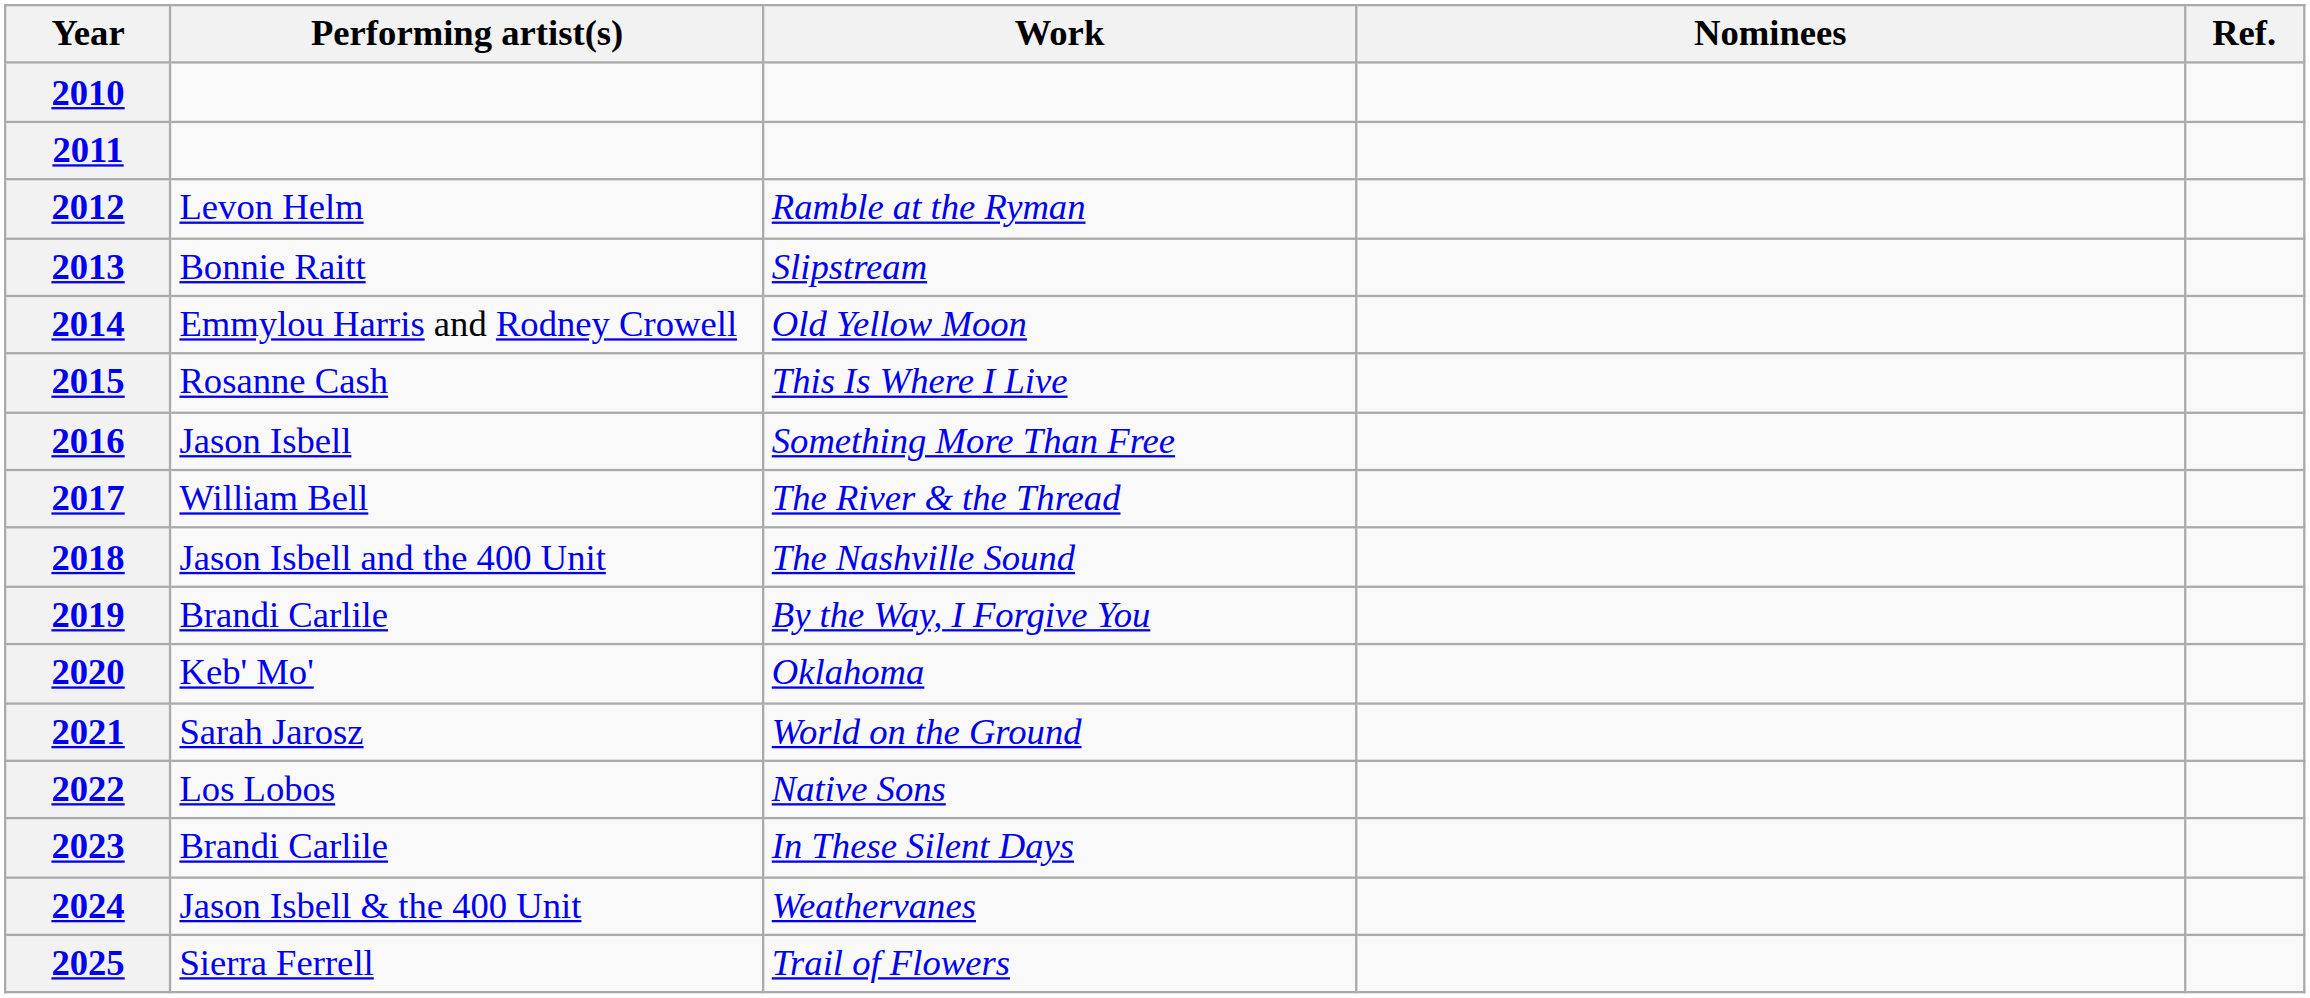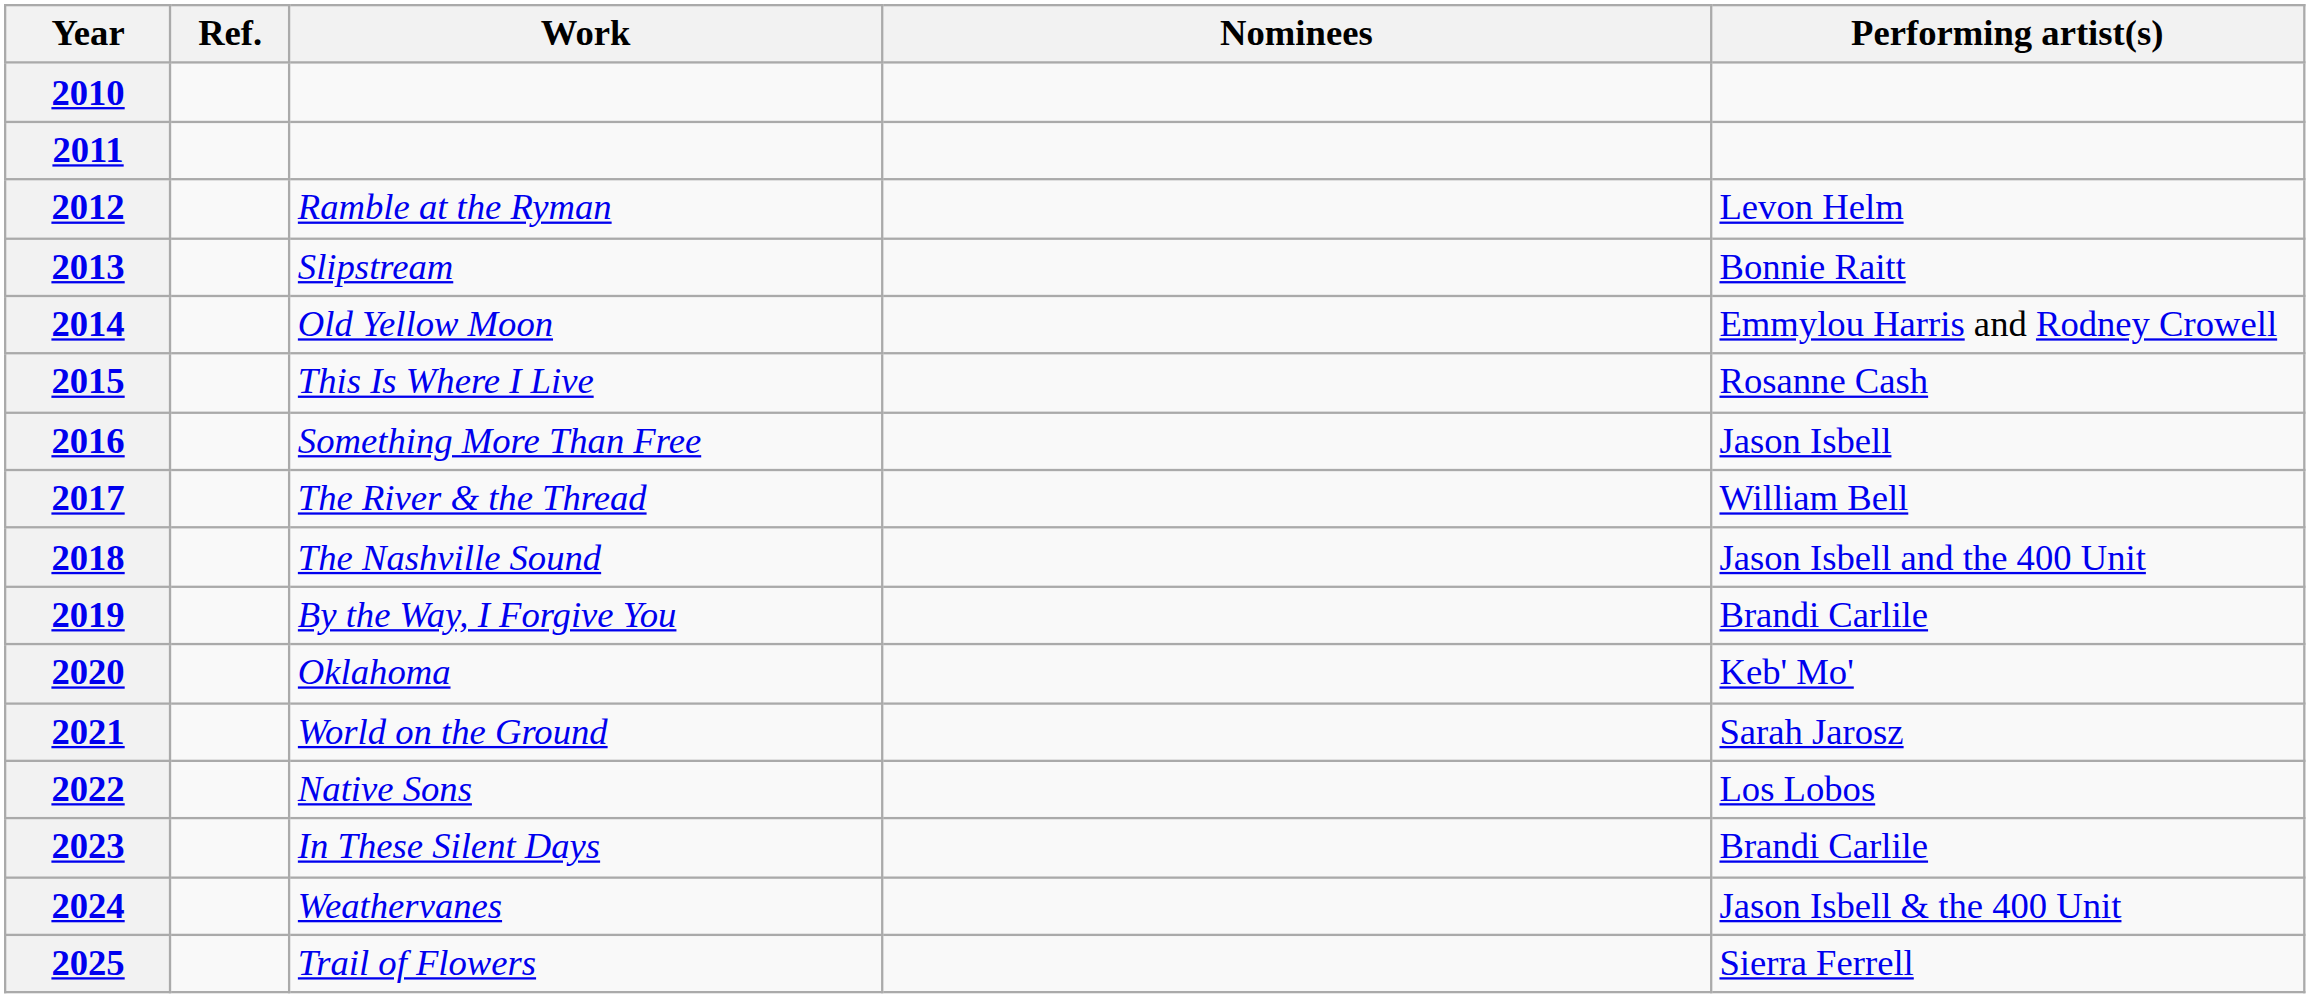columns swapped: (467, 33) <-> (2244, 33)
